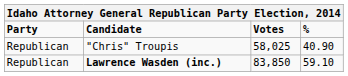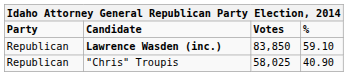rows swapped: (154, 63) <-> (132, 46)
